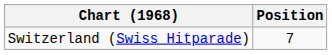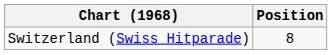(290, 39) 7 -> (290, 39) 8
